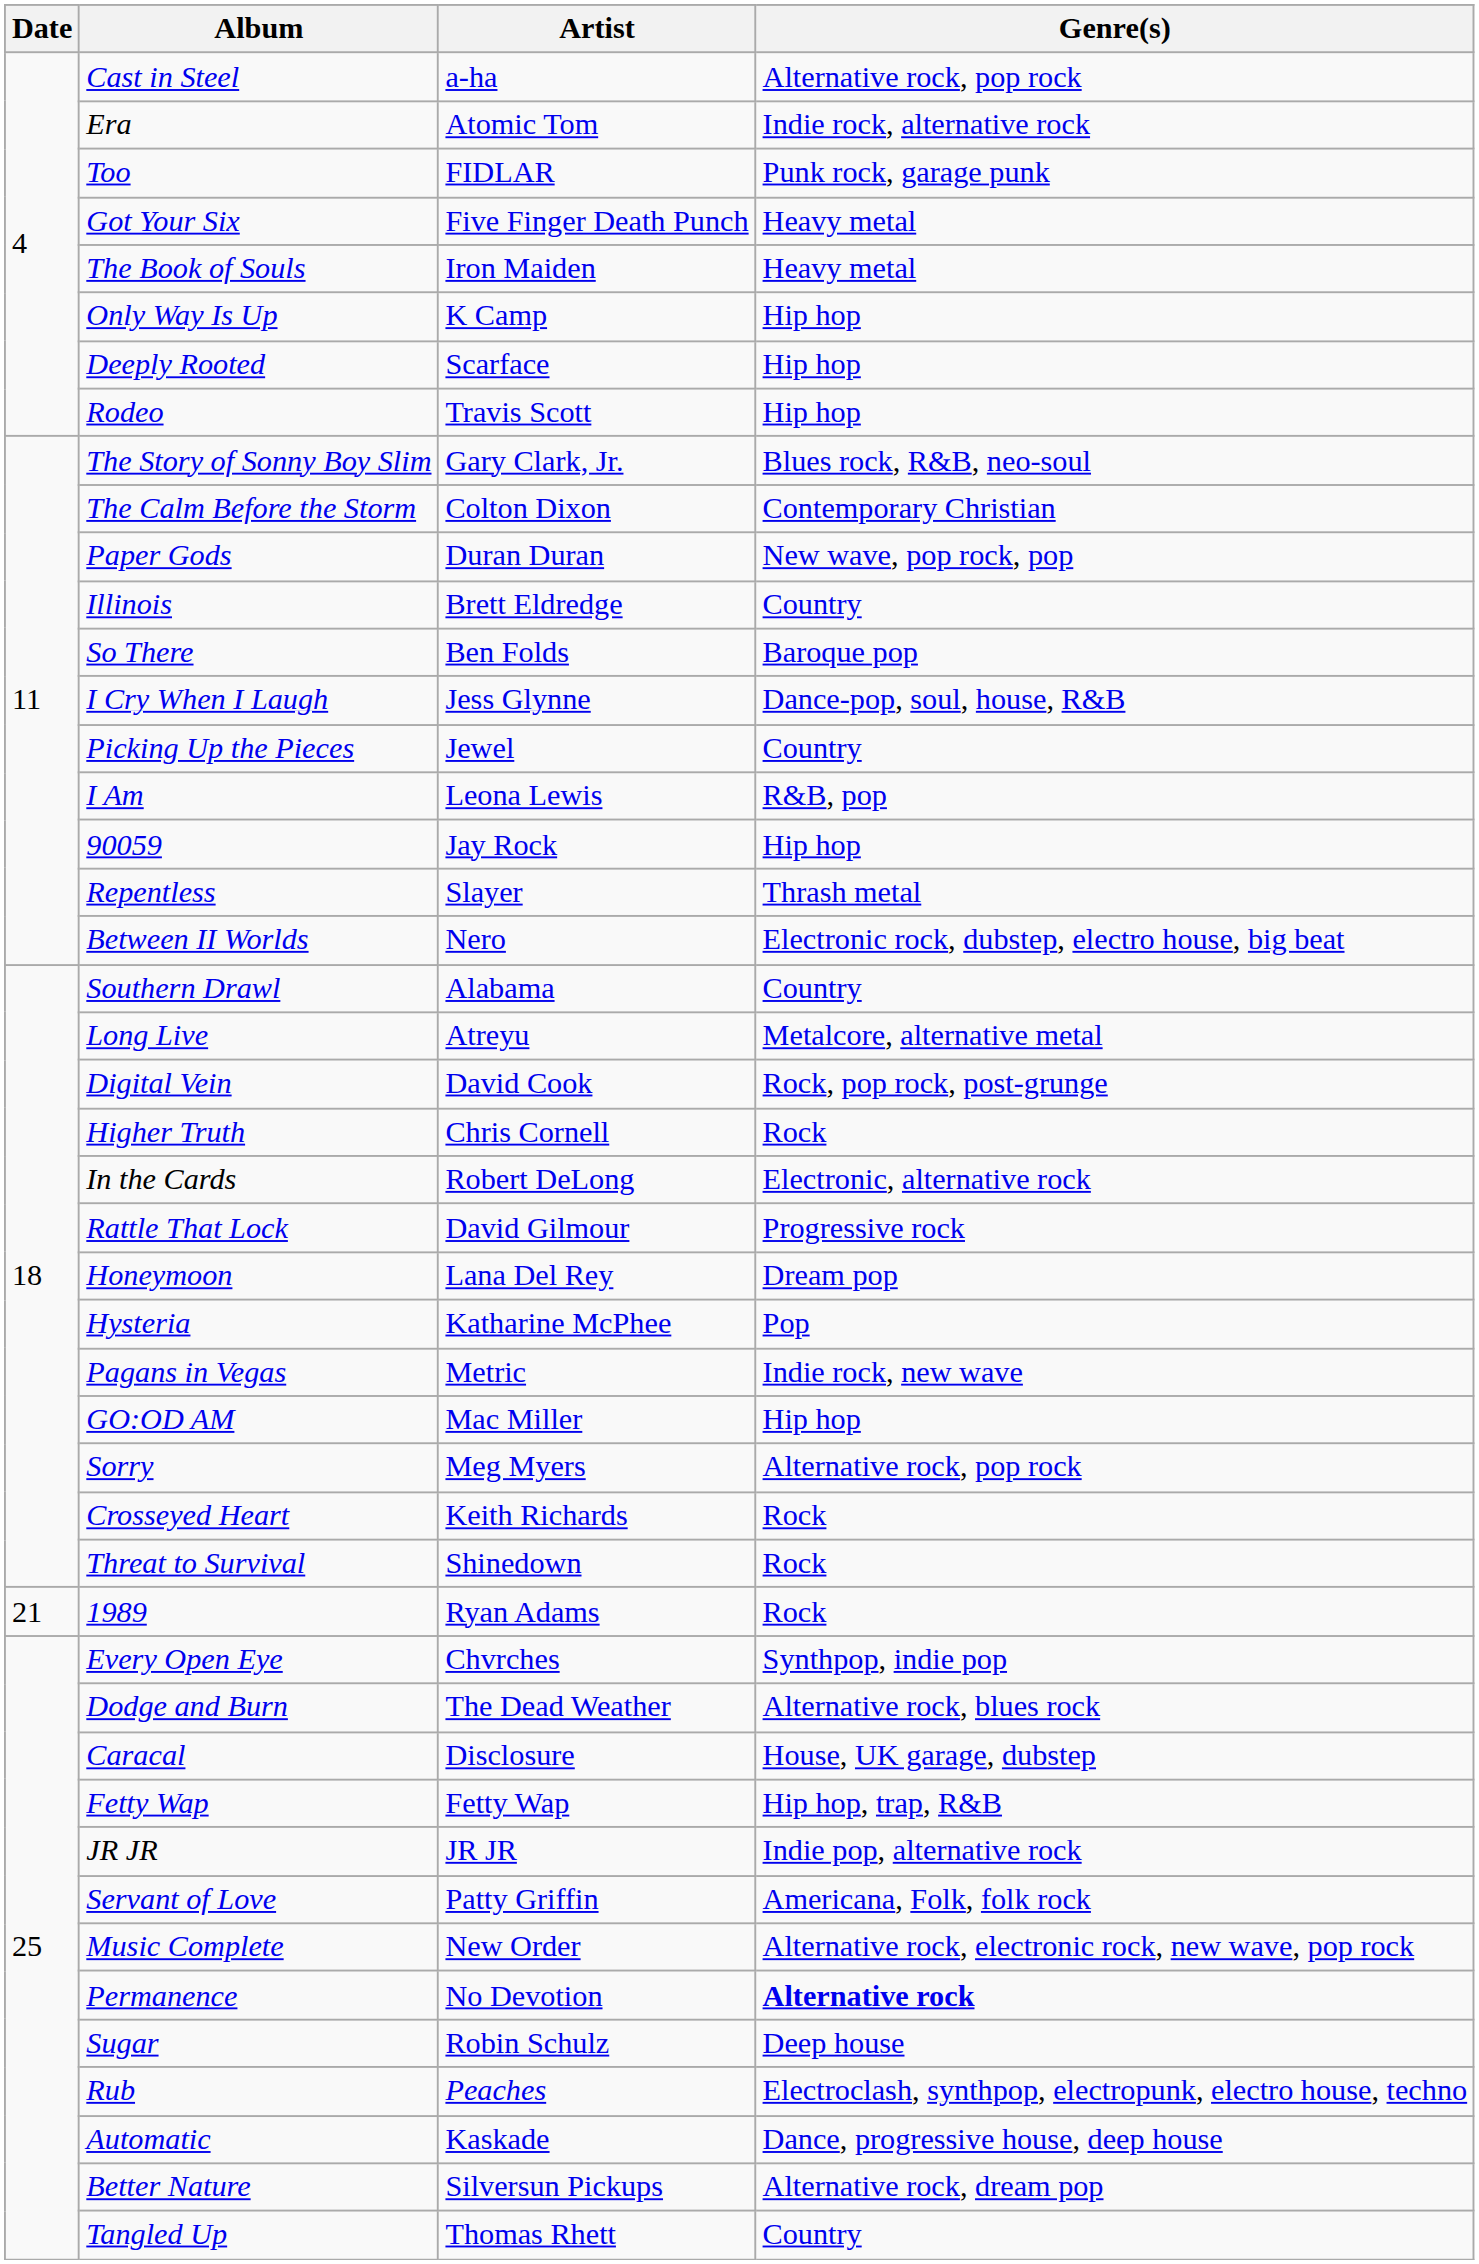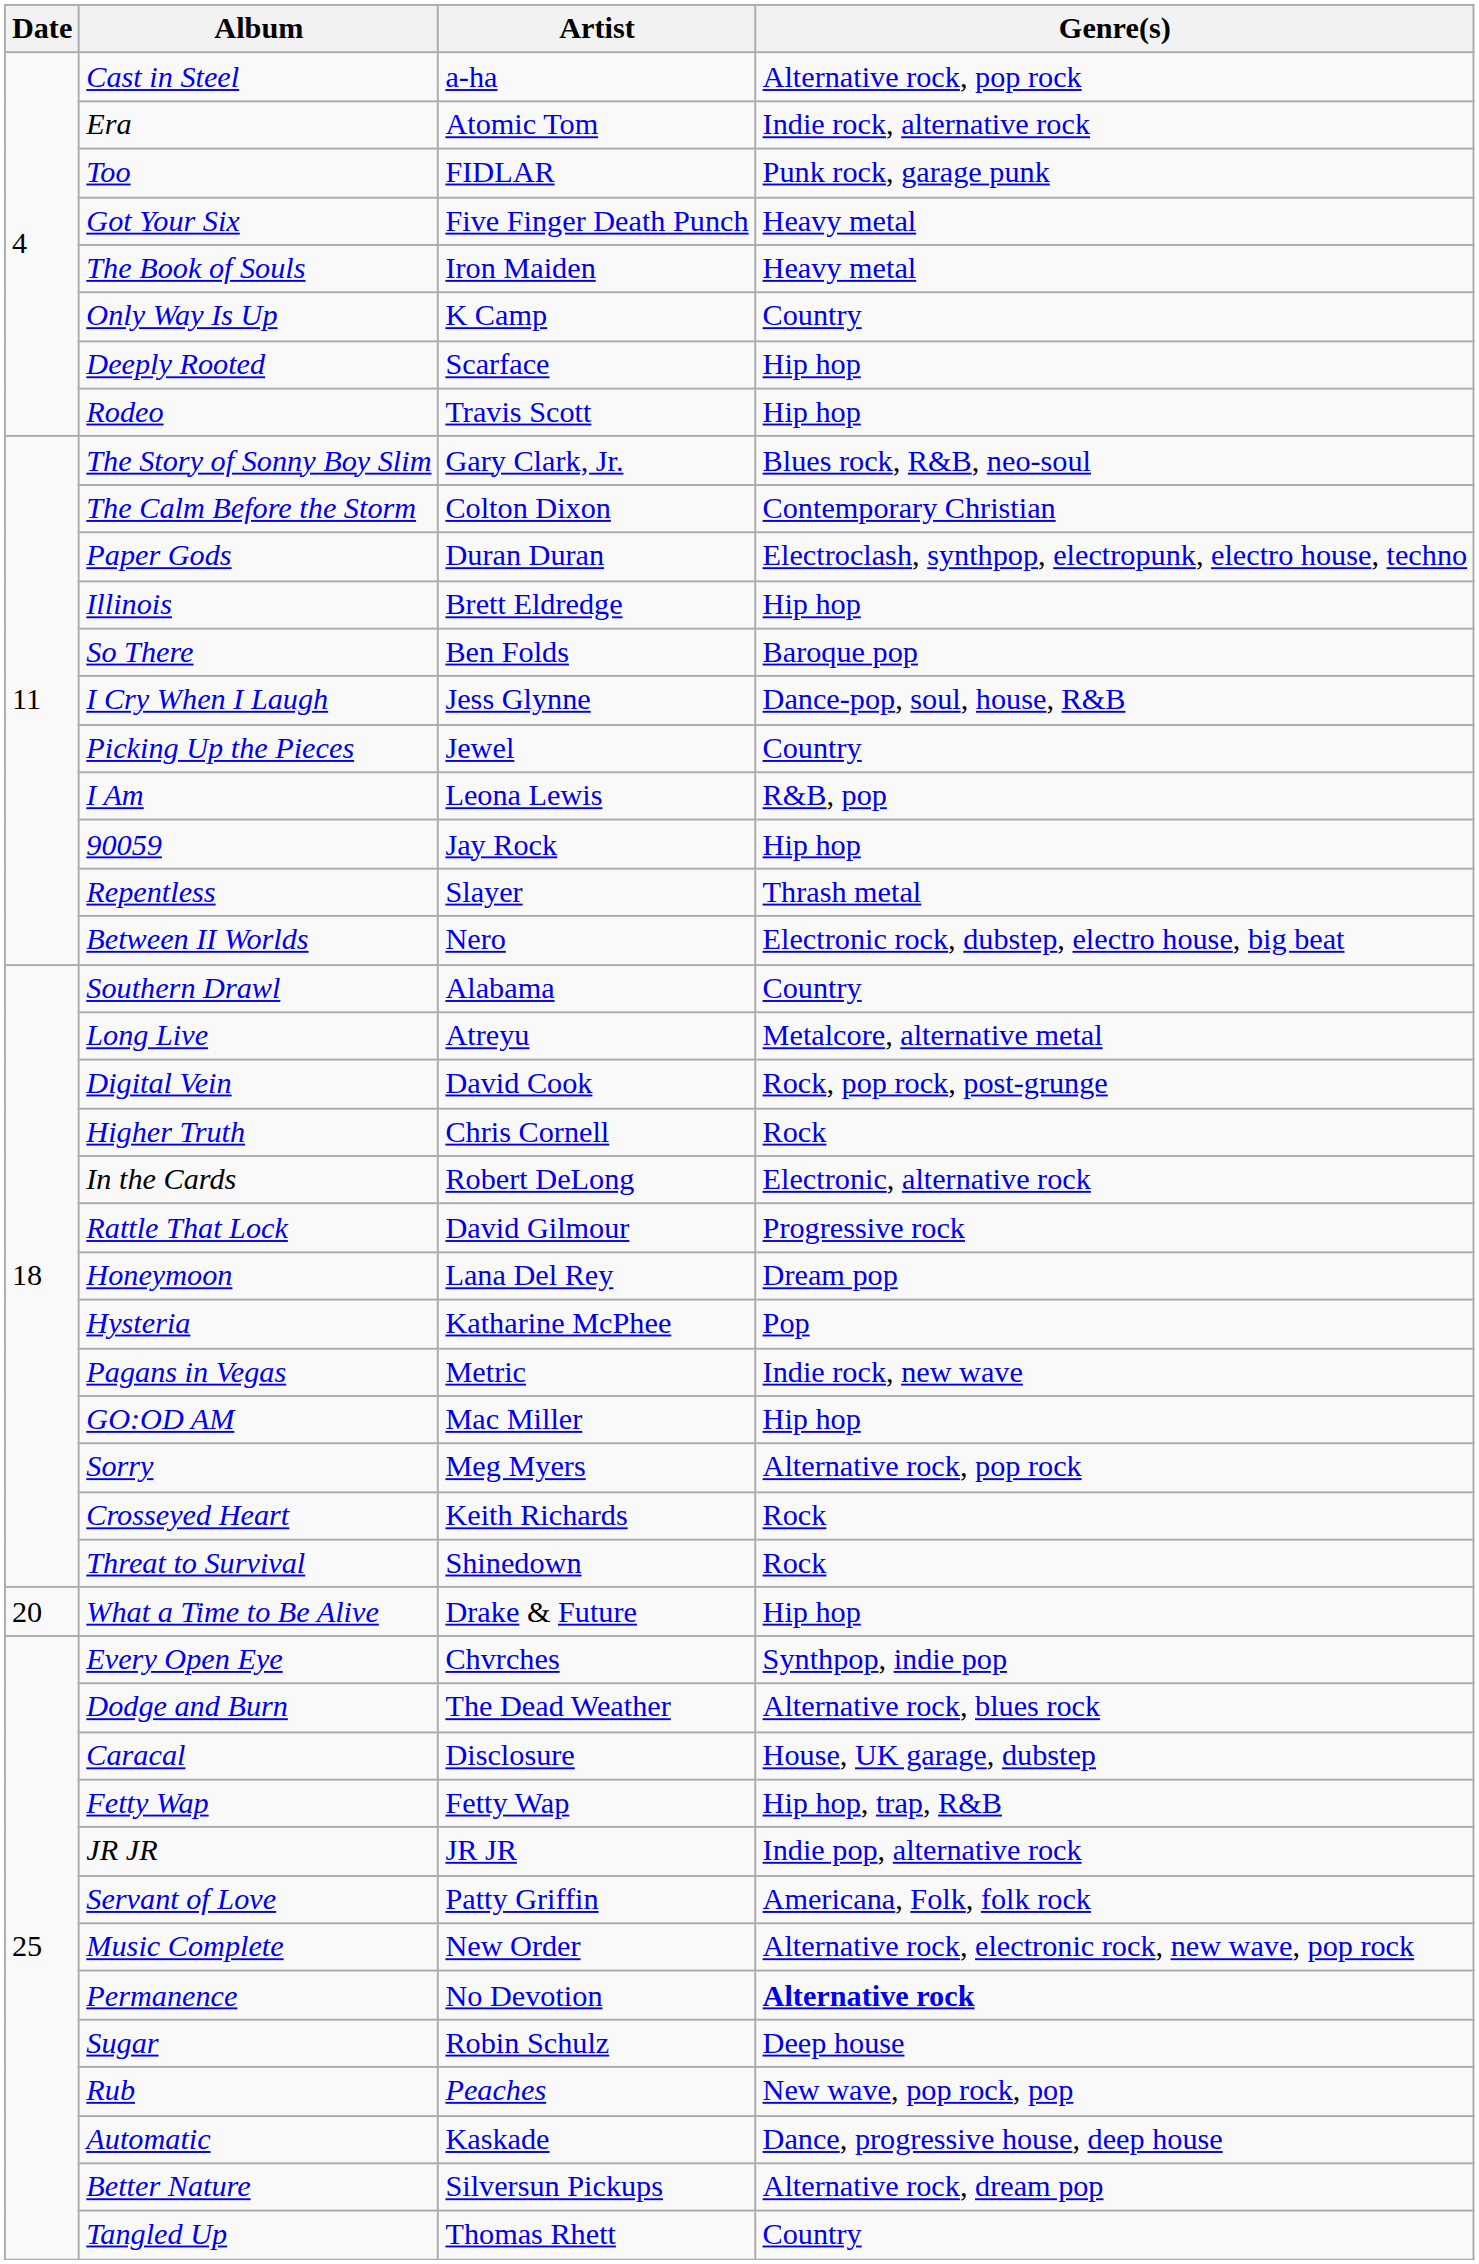(812, 316) Hip hop -> (812, 316) Country
(918, 556) New wave, pop rock, pop -> (1115, 556) Electroclash, synthpop, electropunk, electro house, techno
(812, 603) Country -> (812, 603) Hip hop
+ row: (233, 1611)
- row: (117, 1611)
(1115, 2090) Electroclash, synthpop, electropunk, electro house, techno -> (918, 2090) New wave, pop rock, pop
